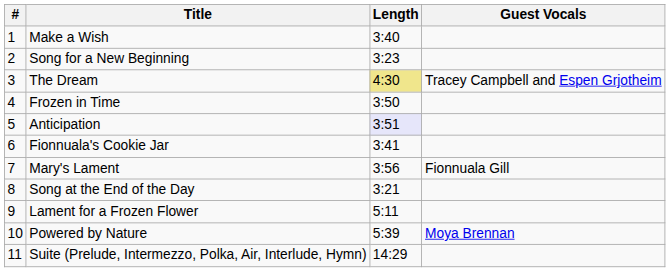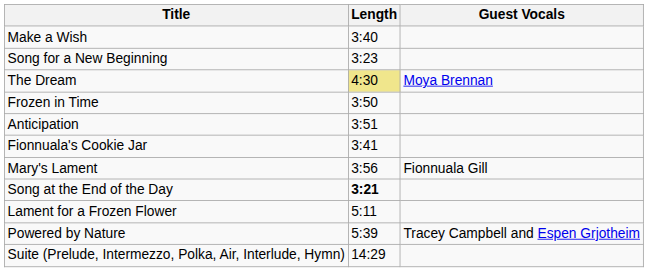- column: (15, 15)
(543, 80) Tracey Campbell and Espen Grjotheim -> (448, 80) Moya Brennan
(386, 124) lavender background -> (365, 124) no background
(386, 189) normal -> (365, 189) bold
(470, 233) Moya Brennan -> (522, 233) Tracey Campbell and Espen Grjotheim
